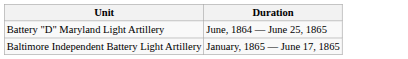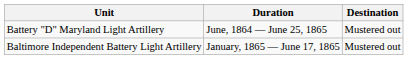+ column: (373, 12)
